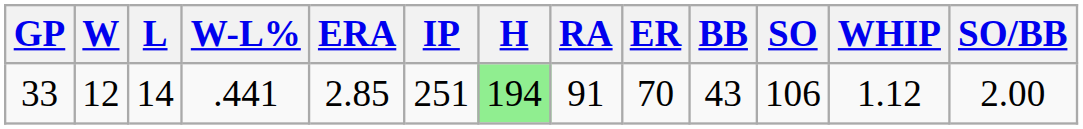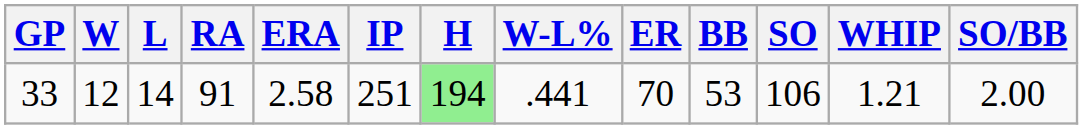columns swapped: (246, 33) <-> (586, 33)
(357, 92) 2.85 -> (301, 92) 2.58
(723, 92) 43 -> (723, 92) 53
(889, 92) 1.12 -> (889, 92) 1.21
